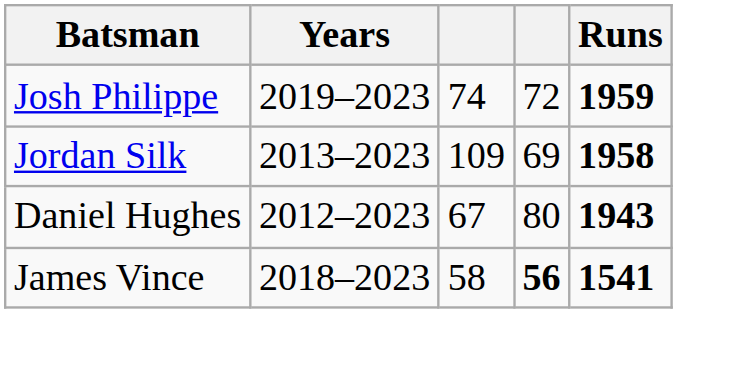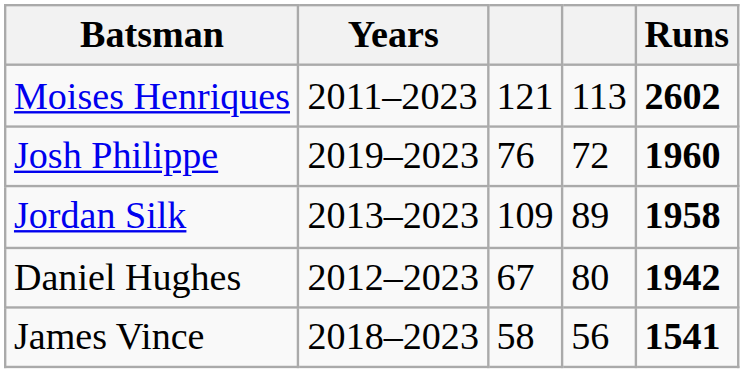+ row: (152, 95)
(467, 95) 74 -> (516, 155) 76
(616, 95) 1959 -> (682, 155) 1960
(542, 155) 69 -> (590, 215) 89
(616, 215) 1943 -> (682, 276) 1942
(542, 276) bold -> (590, 336) normal
